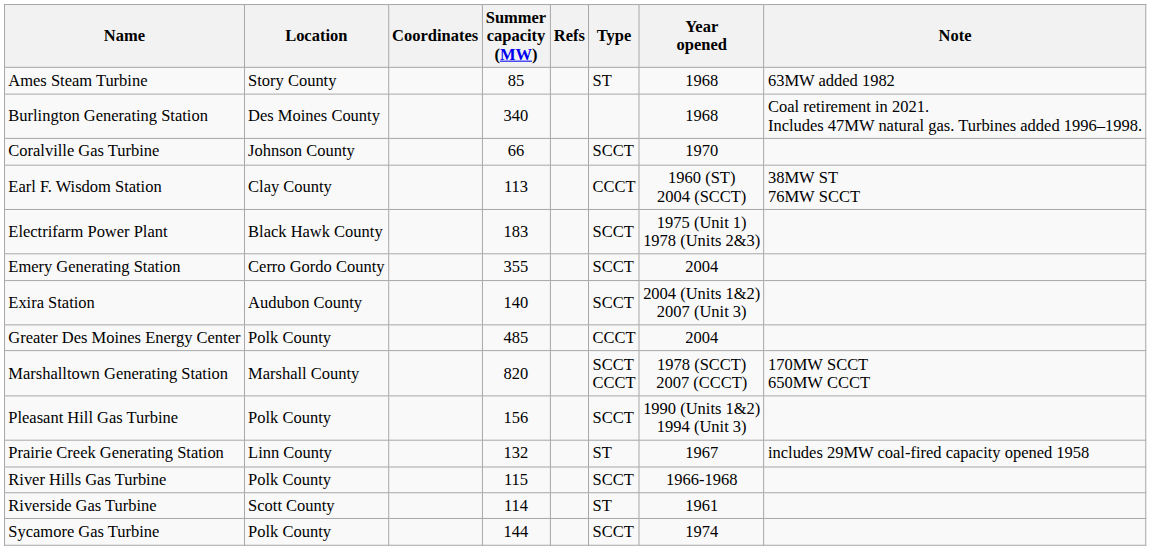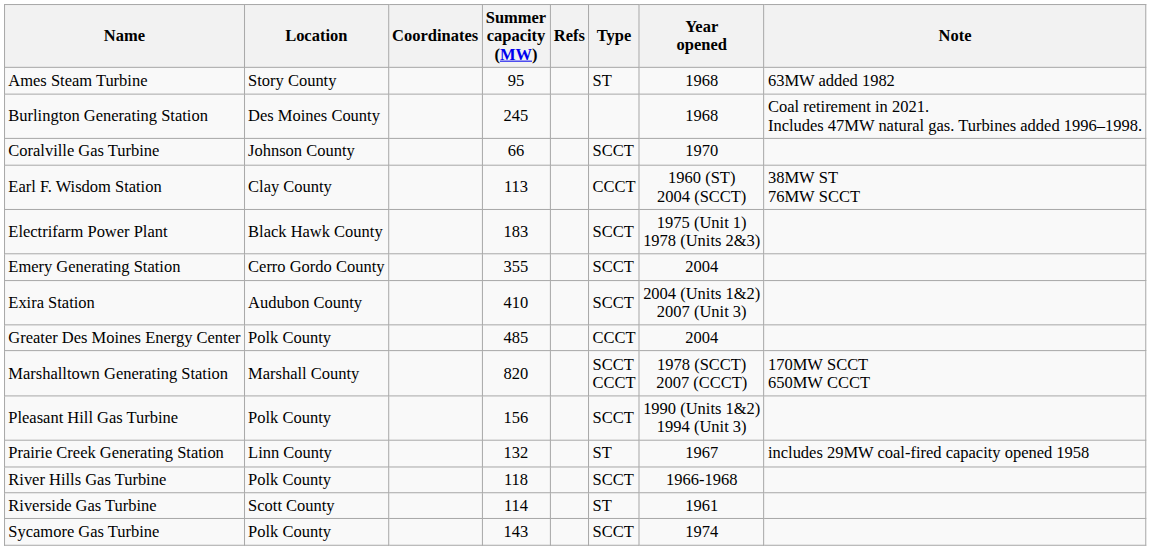(516, 80) 85 -> (516, 80) 95
(516, 116) 340 -> (516, 116) 245
(516, 302) 140 -> (516, 302) 410
(516, 479) 115 -> (516, 479) 118
(516, 531) 144 -> (516, 531) 143
